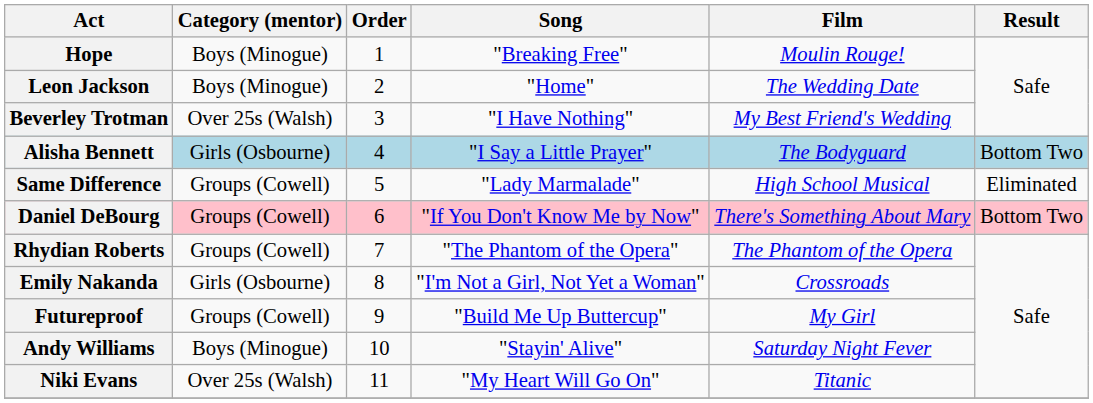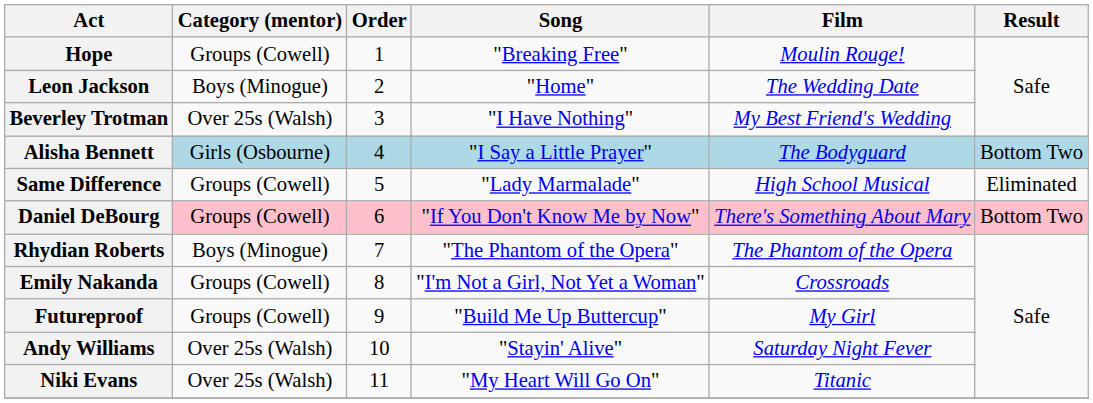(260, 53) Boys (Minogue) -> (260, 53) Groups (Cowell)
(260, 250) Groups (Cowell) -> (260, 250) Boys (Minogue)
(260, 282) Girls (Osbourne) -> (260, 282) Groups (Cowell)
(260, 348) Boys (Minogue) -> (260, 348) Over 25s (Walsh)
